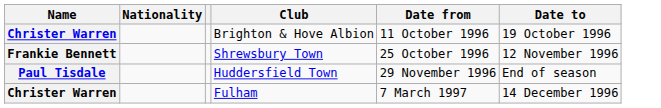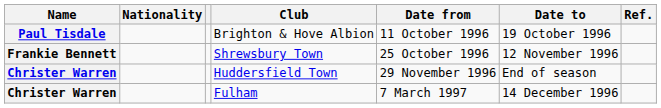+ column: (639, 14)
(62, 34) Christer Warren -> (62, 34) Paul Tisdale
(62, 73) Paul Tisdale -> (62, 73) Christer Warren
